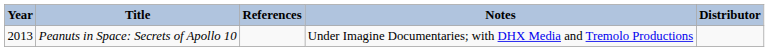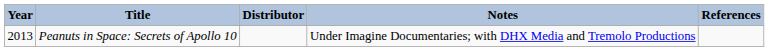columns swapped: (730, 15) <-> (272, 15)
